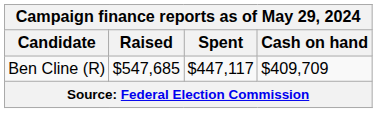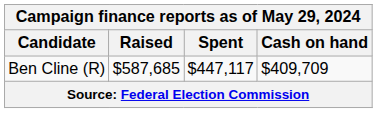(146, 68) $547,685 -> (146, 68) $587,685
